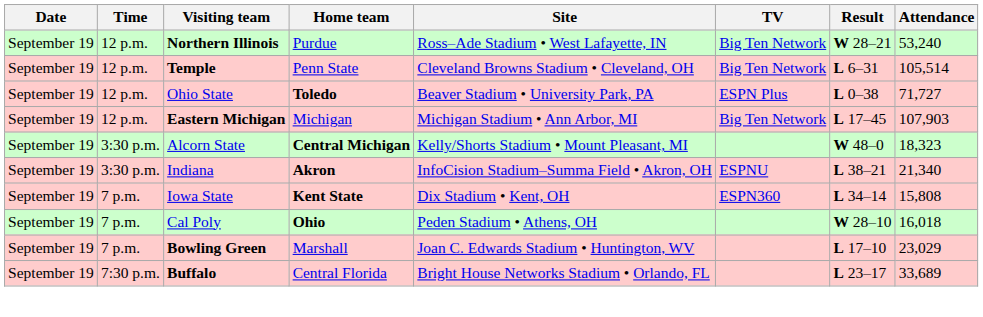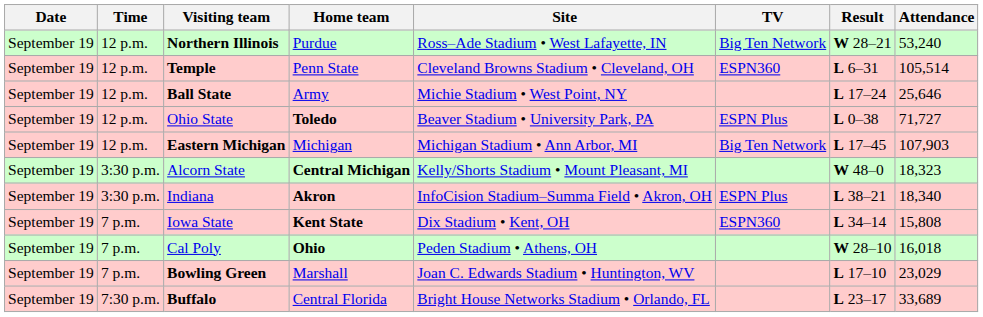(773, 68) Big Ten Network -> (750, 68) ESPN360
+ row: (199, 94)
(744, 170) ESPNU -> (753, 196) ESPN Plus
(920, 170) 21,340 -> (920, 196) 18,340
